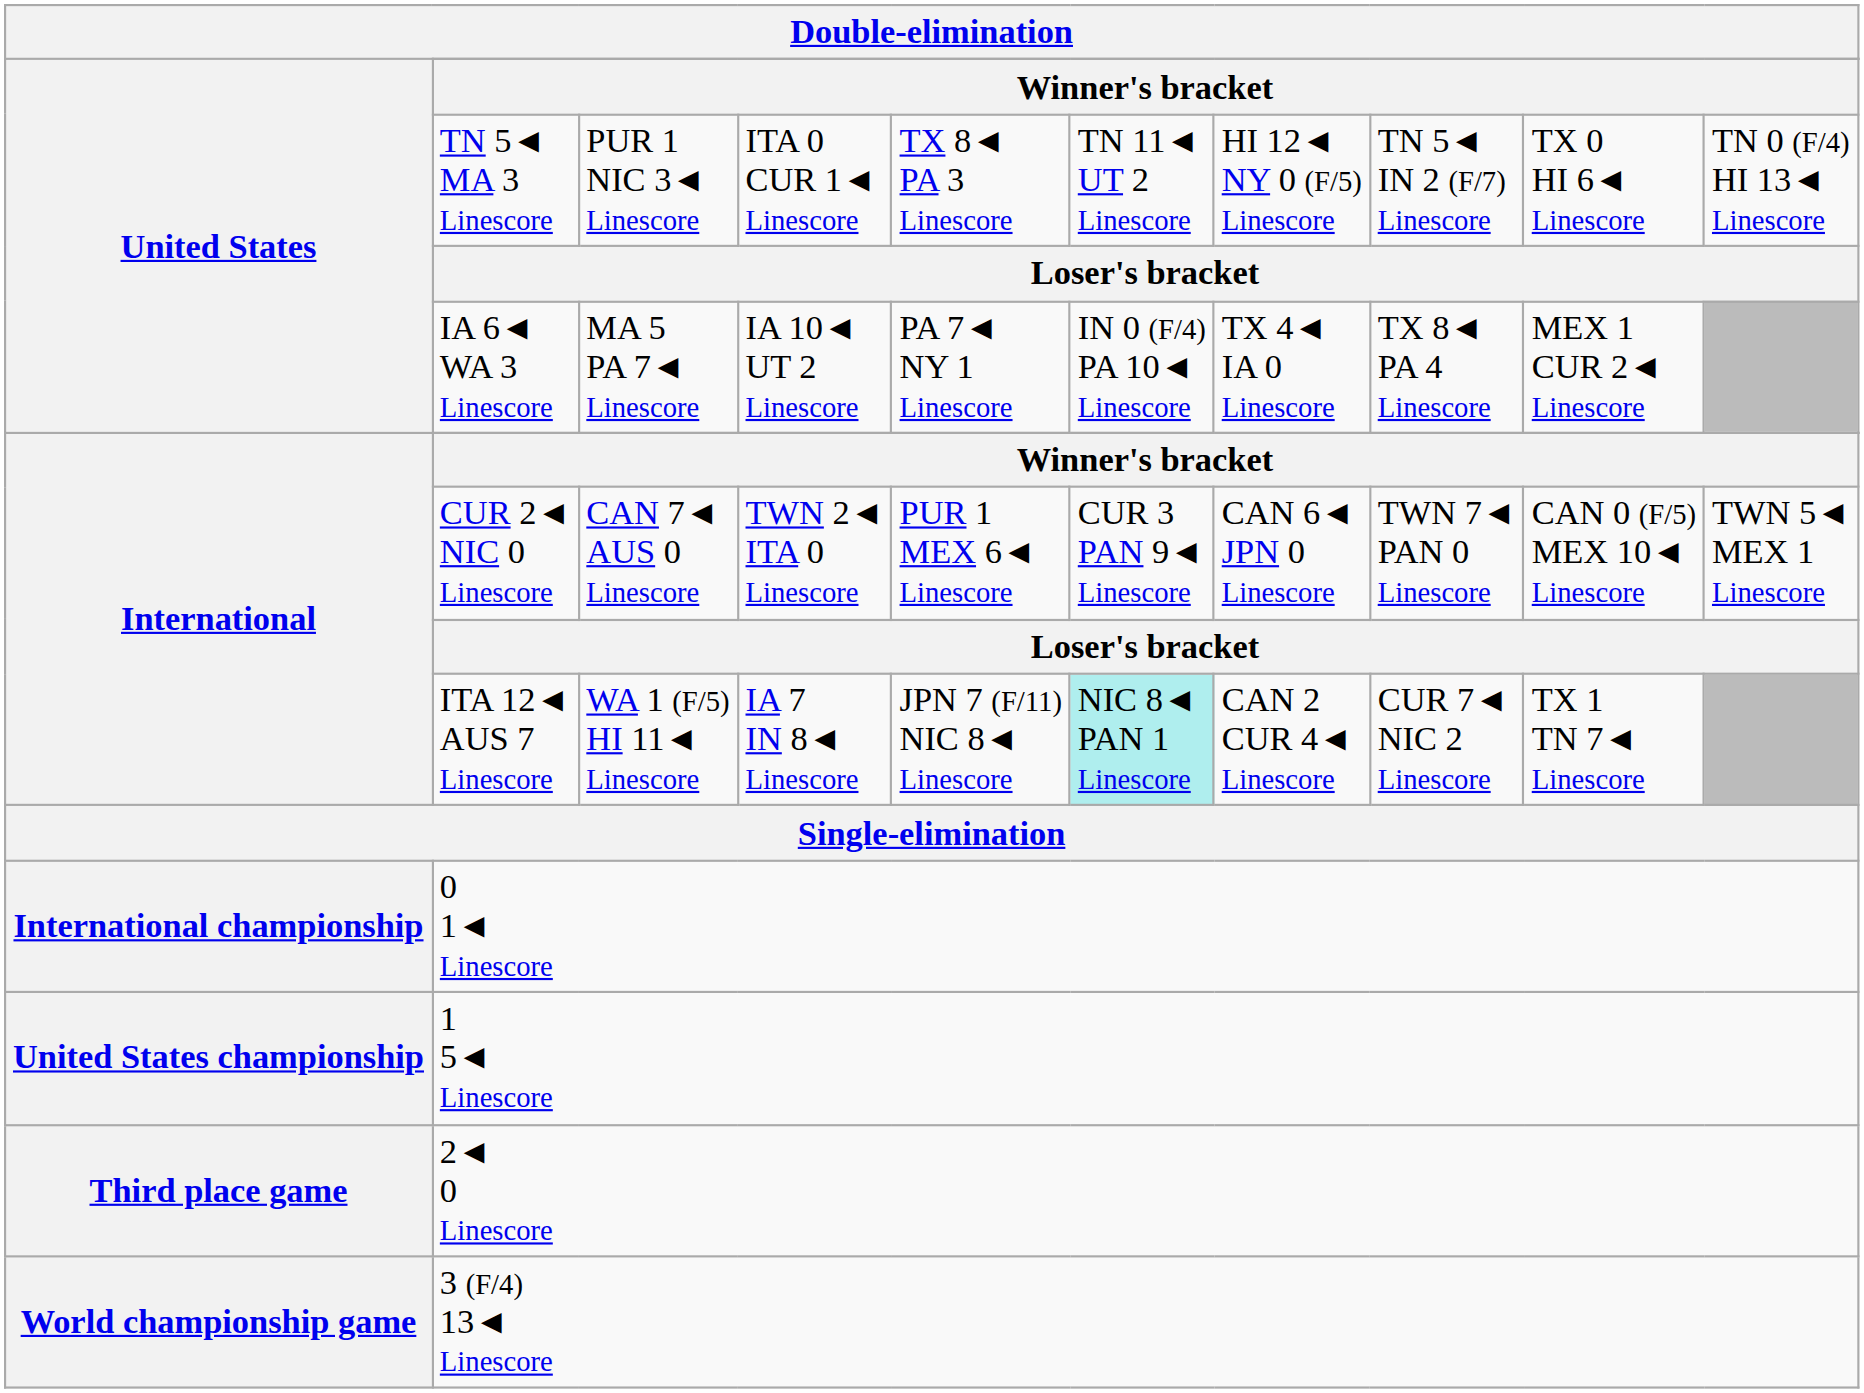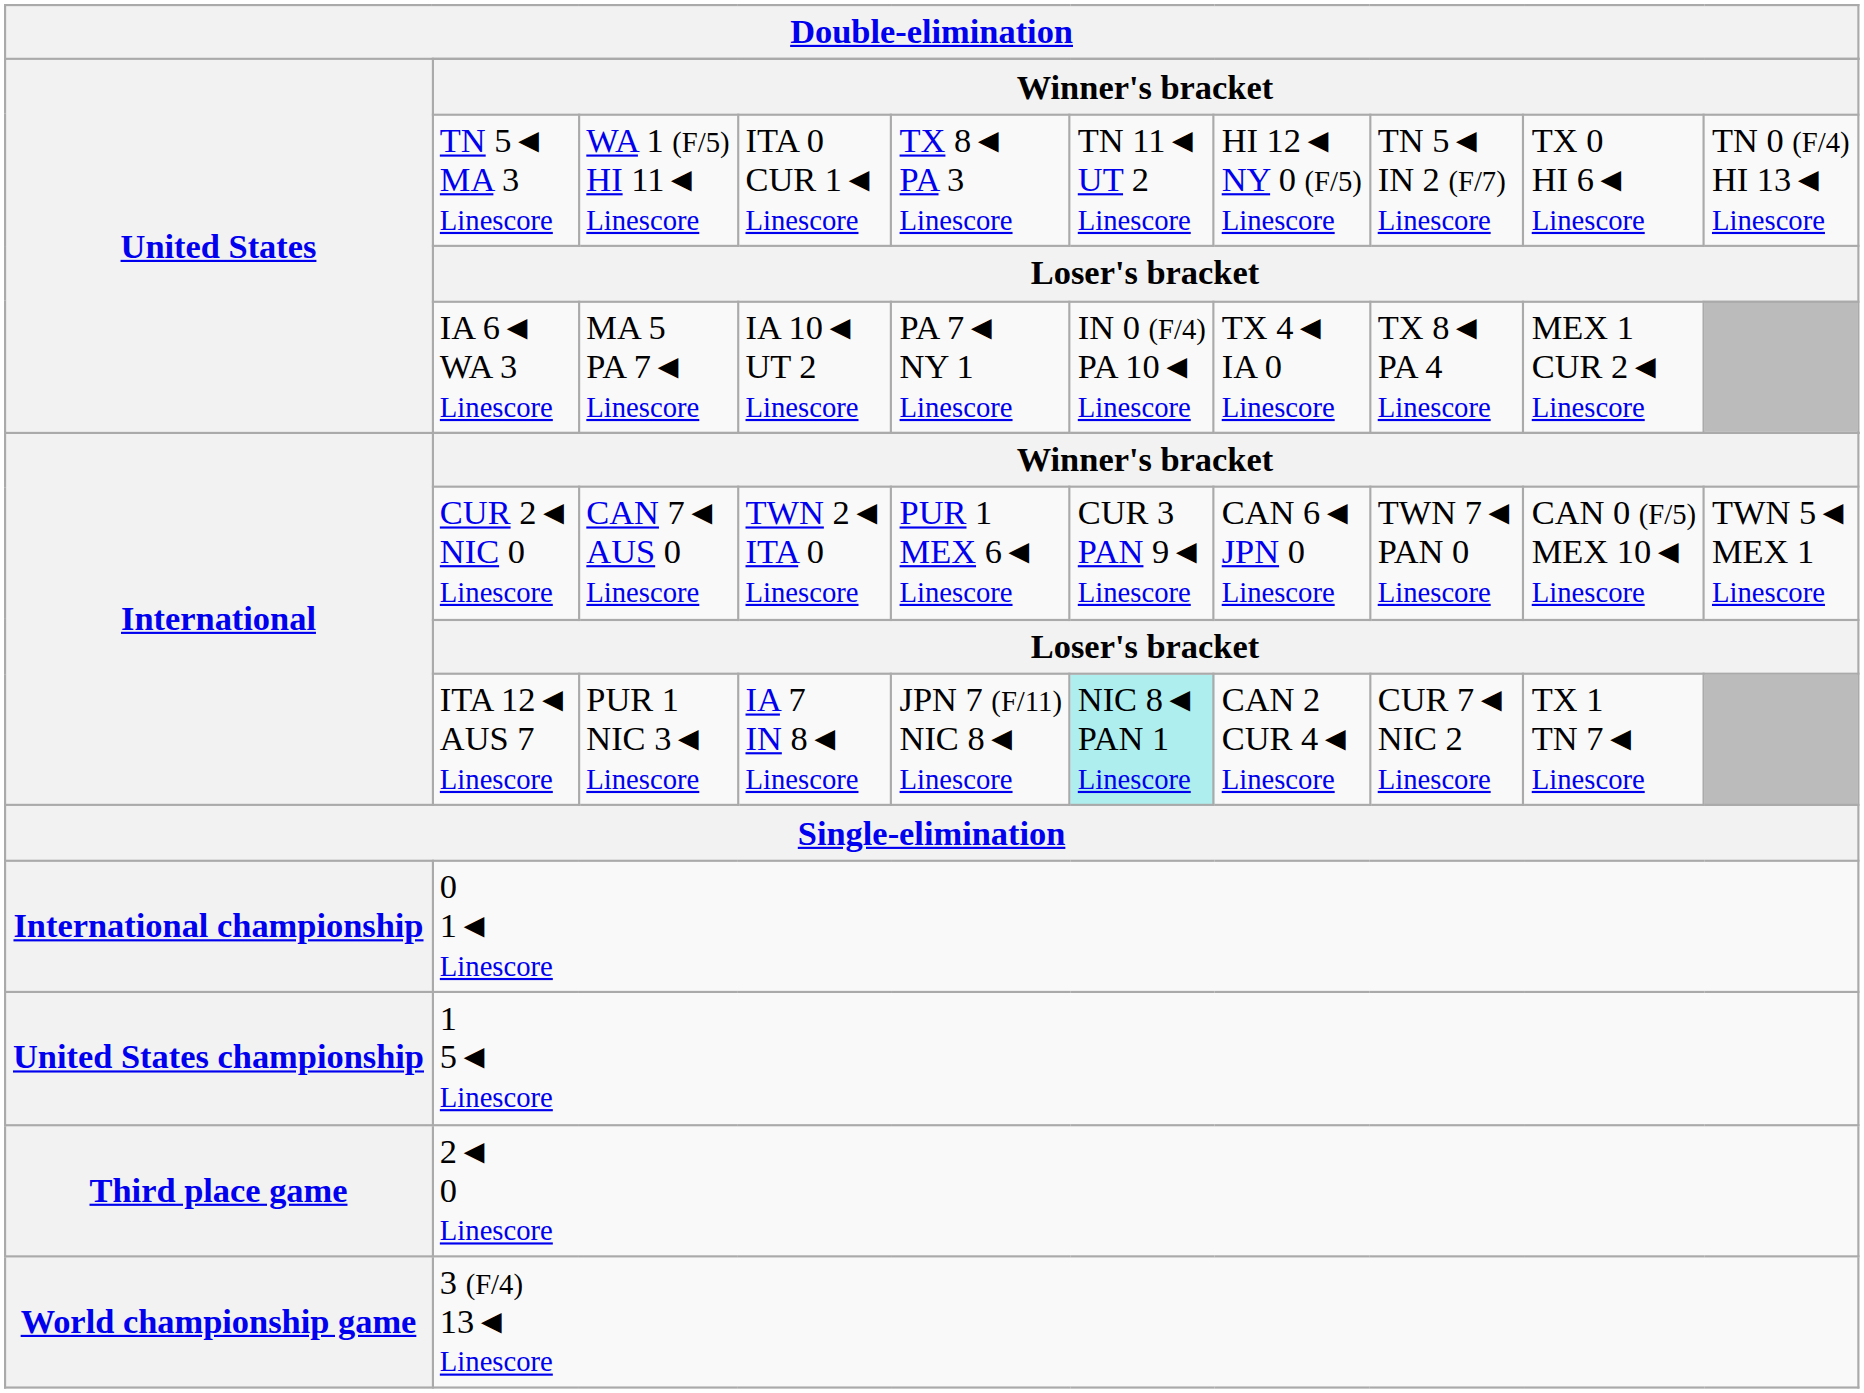(646, 179) PUR 1 NIC 3◄ Linescore -> (658, 179) WA 1 (F/5) HI 11◄ Linescore
(658, 739) WA 1 (F/5) HI 11◄ Linescore -> (646, 739) PUR 1 NIC 3◄ Linescore
